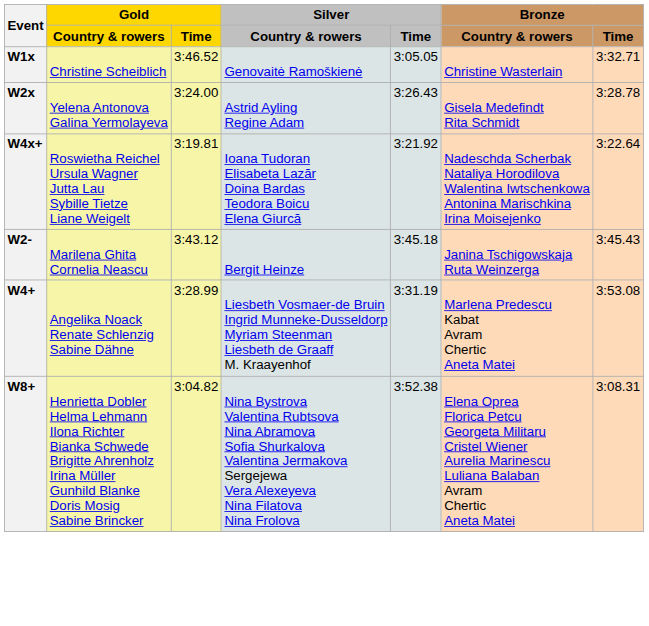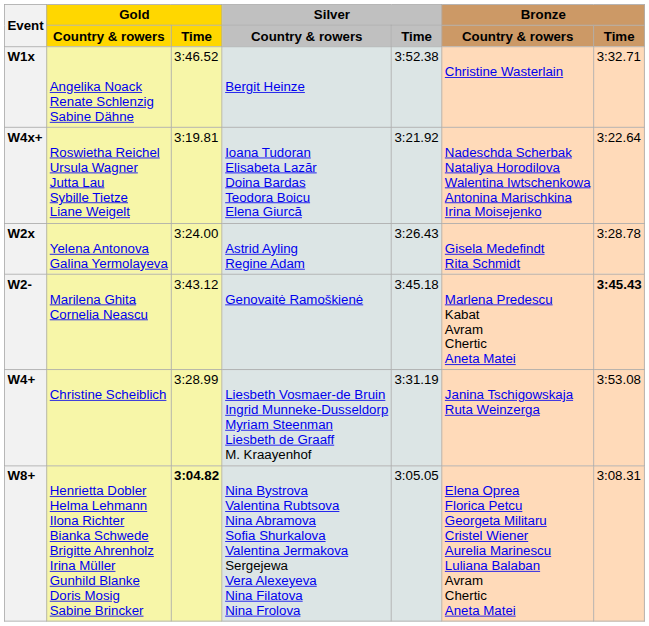(108, 72) Christine Scheiblich -> (102, 101) Angelika Noack Renate Schlenzig Sabine Dähne
(293, 72) Genovaitė Ramoškienė -> (265, 87) Bergit Heinze
(416, 57) 3:05.05 -> (417, 57) 3:52.38
rows swapped: (21, 93) <-> (25, 144)
(264, 269) Bergit Heinze -> (294, 299) Genovaitė Ramoškienė
(508, 262) Janina Tschigowskaja Ruta Weinzerga -> (499, 329) Marlena Predescu Kabat Avram Chertic Aneta Matei
(618, 239) normal -> (619, 284) bold
(102, 335) Angelika Noack Renate Schlenzig Sabine Dähne -> (108, 395) Christine Scheiblich
(498, 335) Marlena Predescu Kabat Avram Chertic Aneta Matei -> (509, 402) Janina Tschigowskaja Ruta Weinzerga
(196, 386) normal -> (197, 476) bold
(416, 386) 3:52.38 -> (417, 476) 3:05.05
